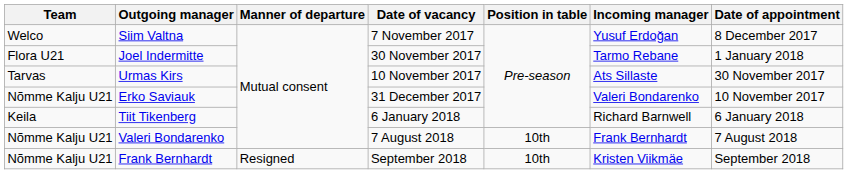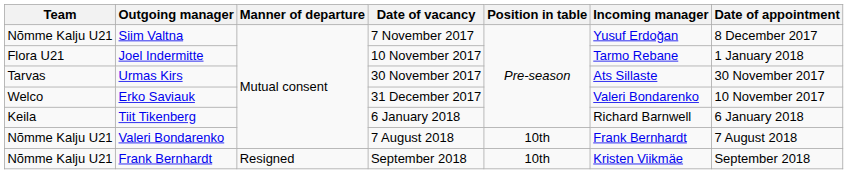(25, 35) Welco -> (60, 35) Nõmme Kalju U21
(426, 55) 30 November 2017 -> (426, 55) 10 November 2017
(426, 76) 10 November 2017 -> (426, 76) 30 November 2017
(60, 96) Nõmme Kalju U21 -> (25, 96) Welco
